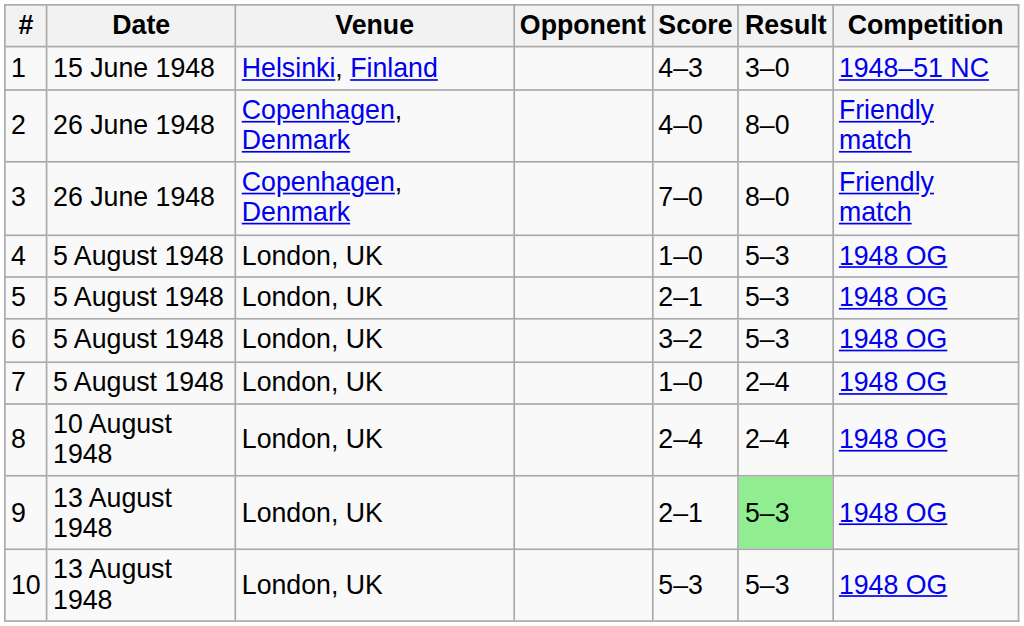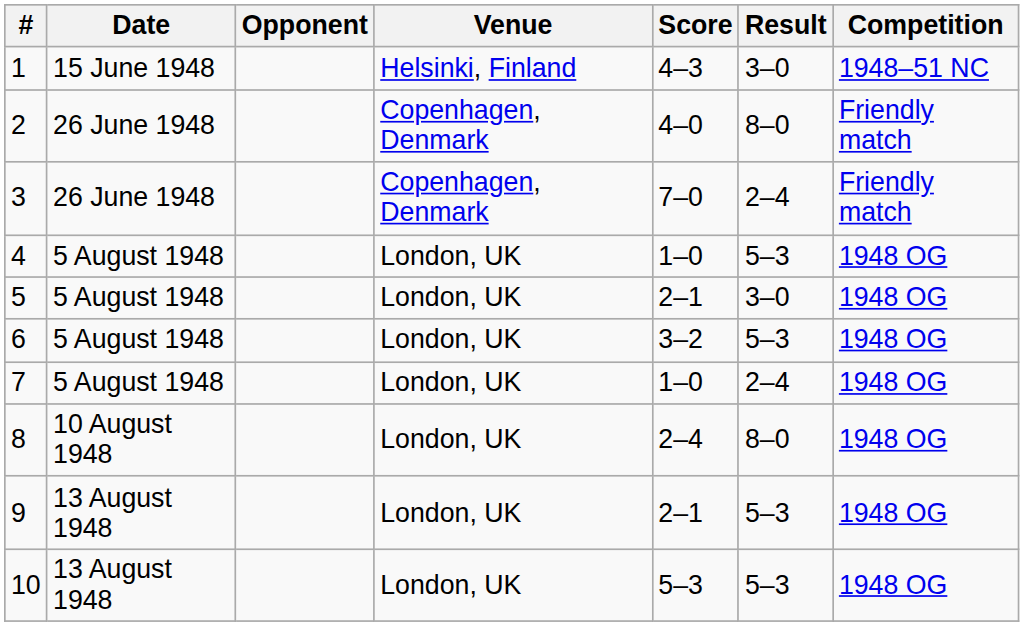columns swapped: (375, 25) <-> (583, 25)
(767, 197) 8–0 -> (767, 197) 2–4
(767, 297) 5–3 -> (767, 297) 3–0
(767, 439) 2–4 -> (767, 439) 8–0
(767, 512) lightgreen background -> (767, 512) no background
